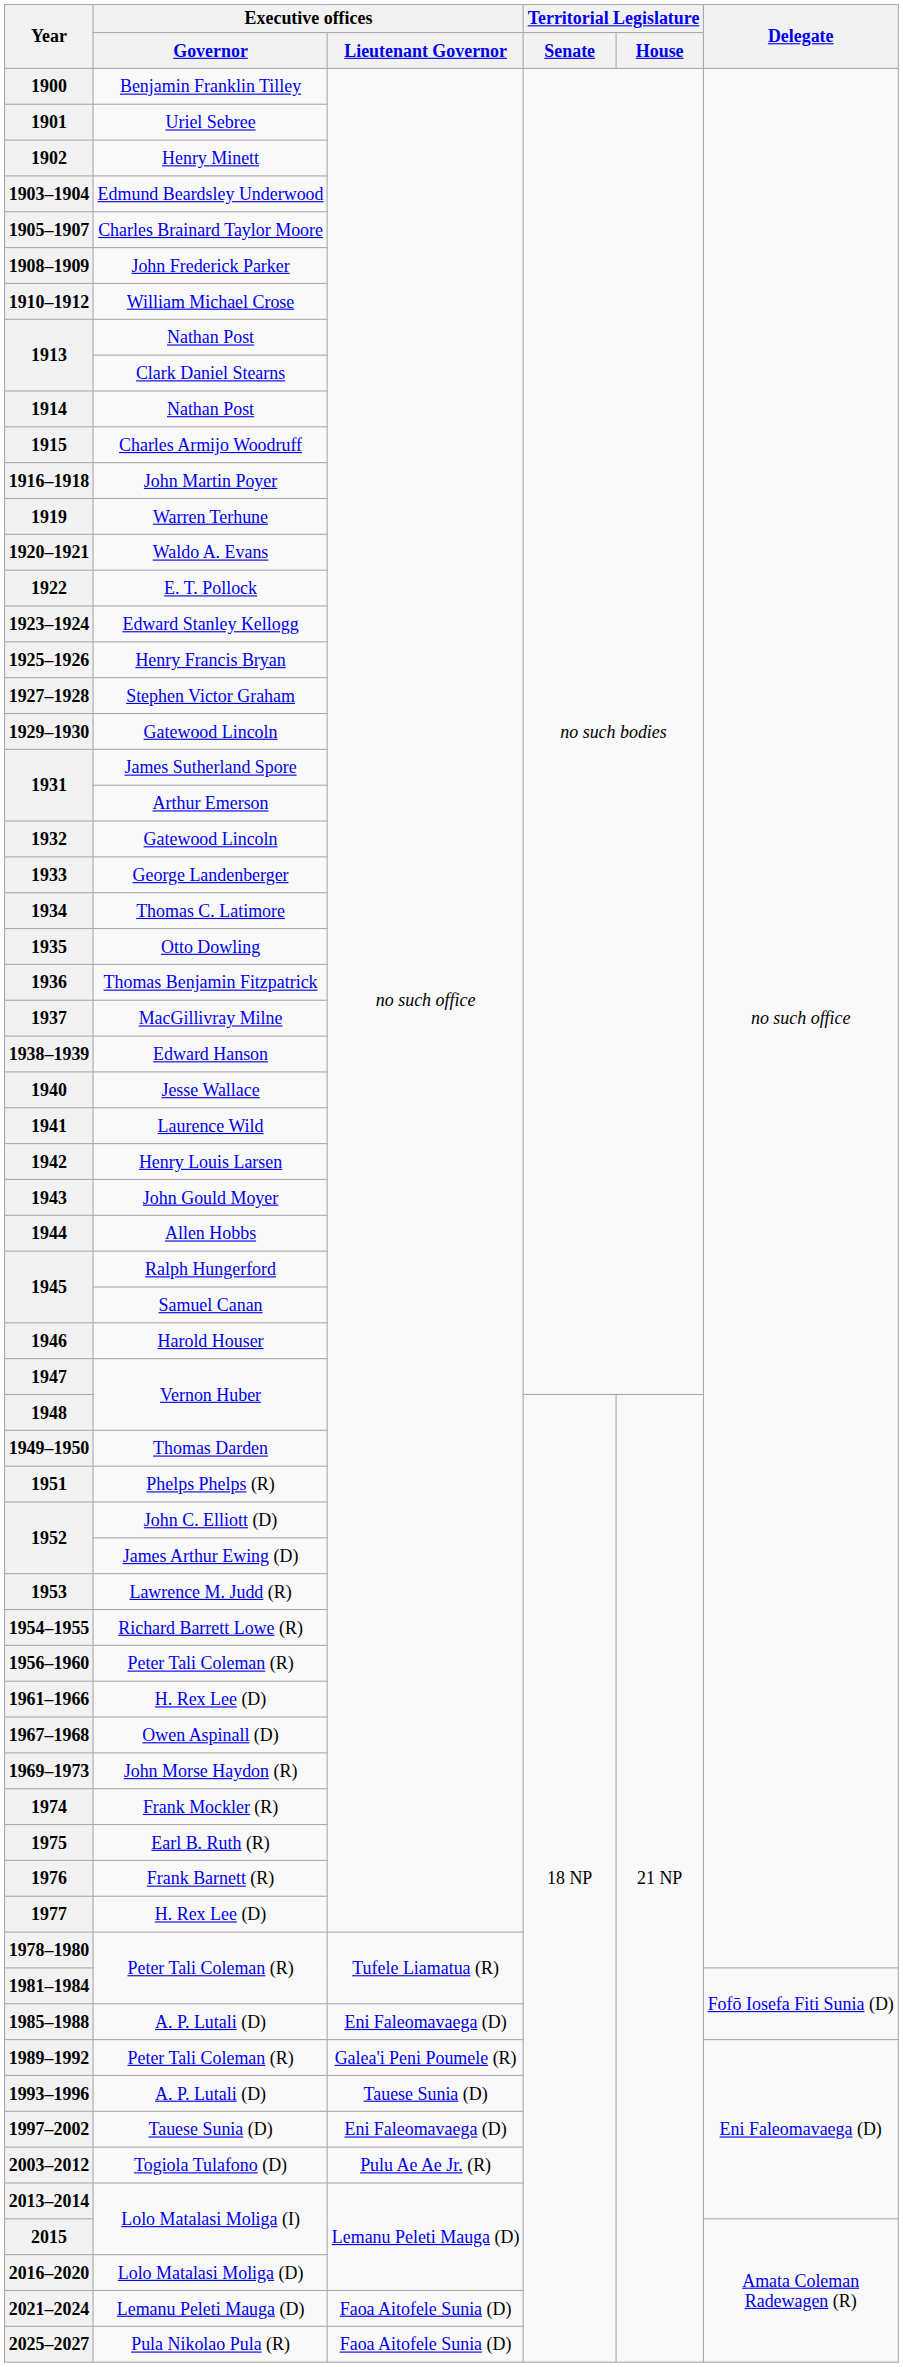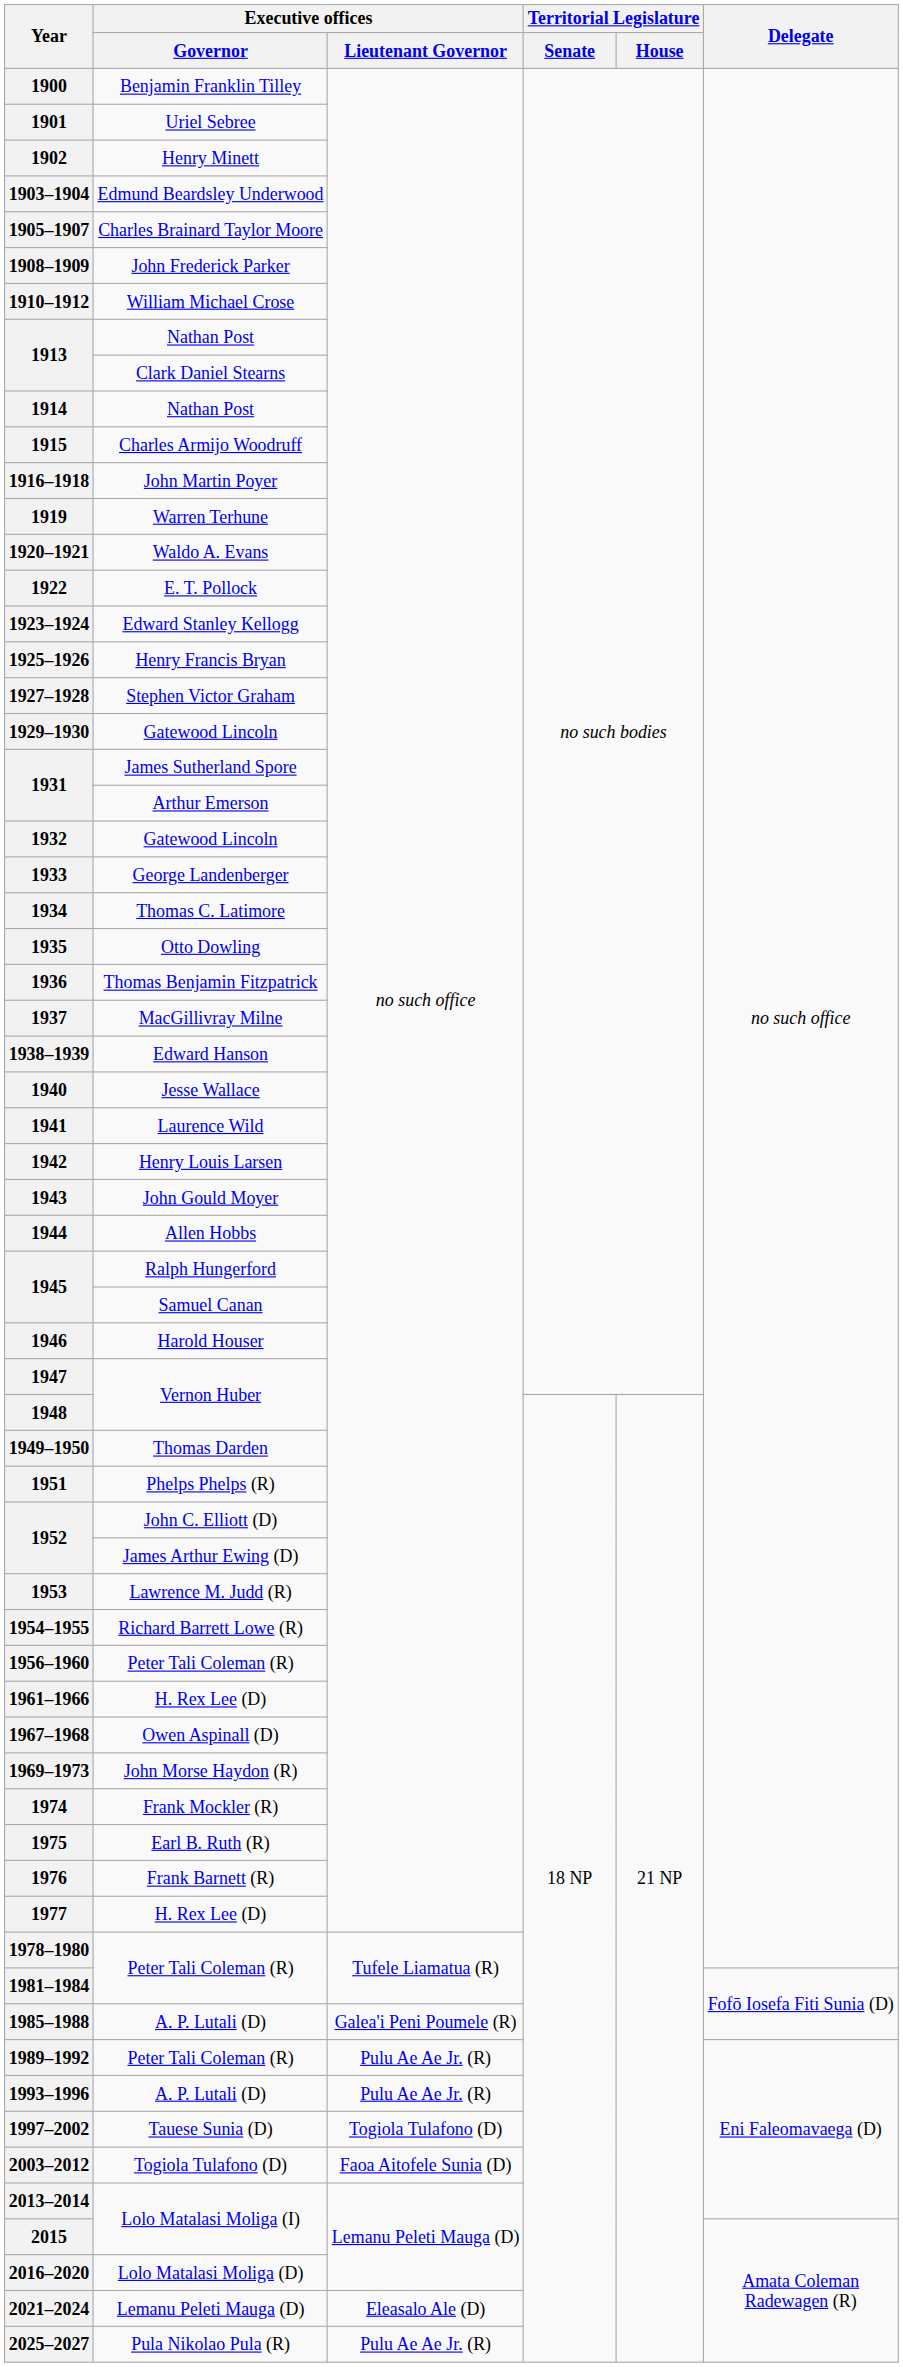(426, 2022) Eni Faleomavaega (D) -> (426, 2022) Galea'i Peni Poumele (R)
(426, 2057) Galea'i Peni Poumele (R) -> (426, 2057) Pulu Ae Ae Jr. (R)
(426, 2093) Tauese Sunia (D) -> (426, 2093) Pulu Ae Ae Jr. (R)
(426, 2129) Eni Faleomavaega (D) -> (426, 2129) Togiola Tulafono (D)
(426, 2165) Pulu Ae Ae Jr. (R) -> (426, 2165) Faoa Aitofele Sunia (D)
(426, 2308) Faoa Aitofele Sunia (D) -> (426, 2308) Eleasalo Ale (D)
(426, 2344) Faoa Aitofele Sunia (D) -> (426, 2344) Pulu Ae Ae Jr. (R)
